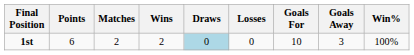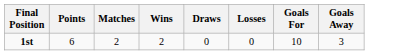- column: (386, 19)
(207, 41) lightblue background -> (207, 41) no background
